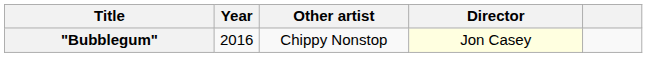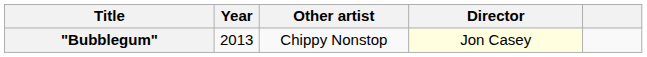(237, 40) 2016 -> (237, 40) 2013
